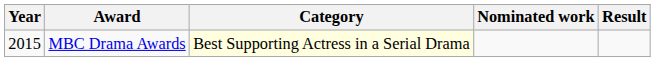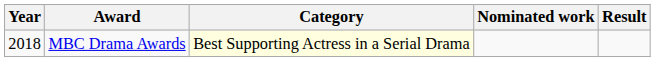(25, 43) 2015 -> (25, 43) 2018
